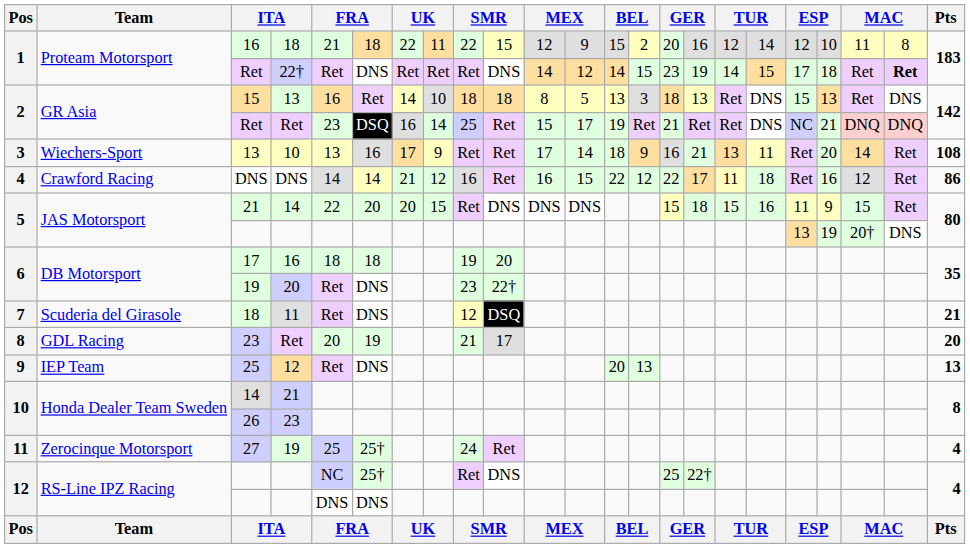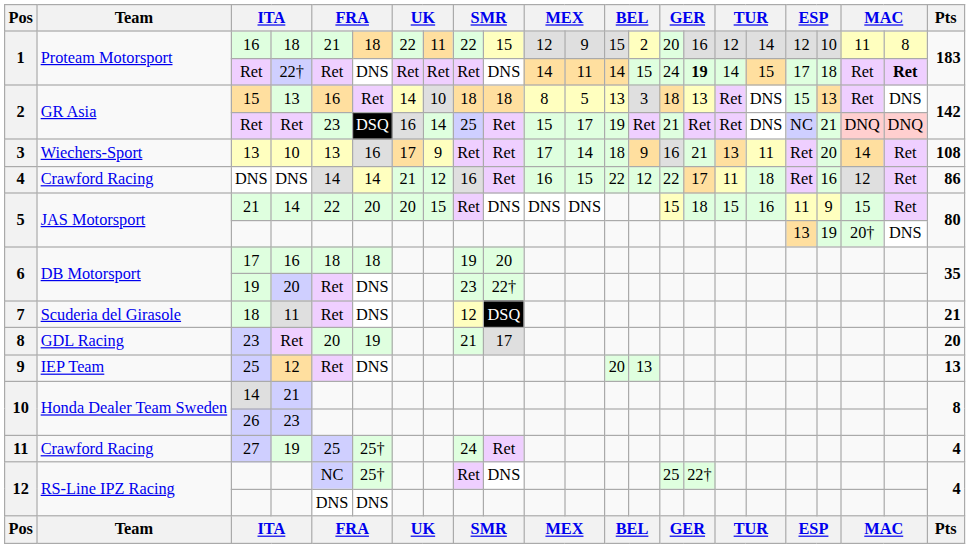(585, 71) 12 -> (585, 71) 11
(671, 71) 23 -> (671, 71) 24
(699, 71) normal -> (699, 71) bold
(117, 448) Zerocinque Motorsport -> (97, 448) Crawford Racing
